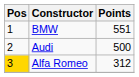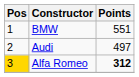(122, 46) 500 -> (122, 46) 497
(122, 63) normal -> (122, 63) bold
